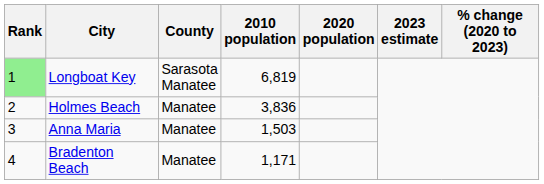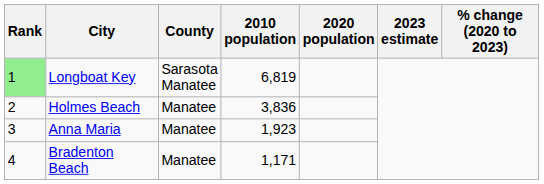(279, 130) 1,503 -> (279, 130) 1,923
